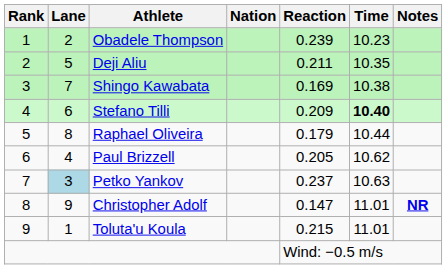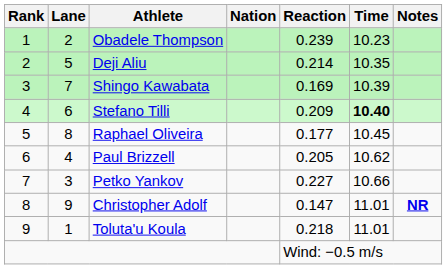(315, 63) 0.211 -> (315, 63) 0.214
(372, 87) 10.38 -> (372, 87) 10.39
(315, 134) 0.179 -> (315, 134) 0.177
(372, 134) 10.44 -> (372, 134) 10.45
(69, 181) lightblue background -> (69, 181) no background
(315, 181) 0.237 -> (315, 181) 0.227
(372, 181) 10.63 -> (372, 181) 10.66
(315, 228) 0.215 -> (315, 228) 0.218
